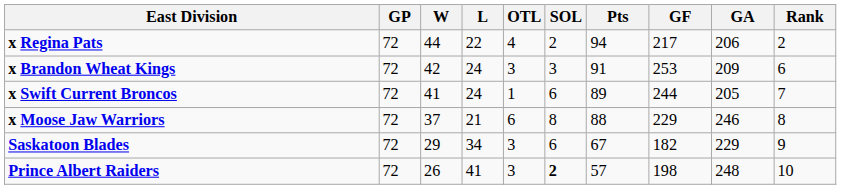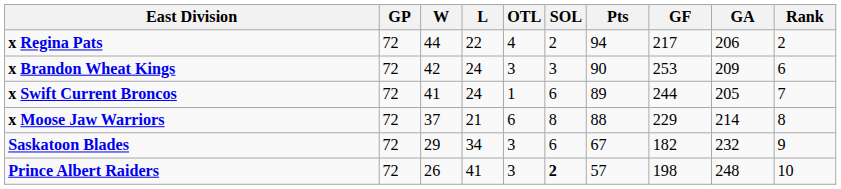(598, 68) 91 -> (598, 68) 90
(727, 119) 246 -> (727, 119) 214
(727, 145) 229 -> (727, 145) 232
